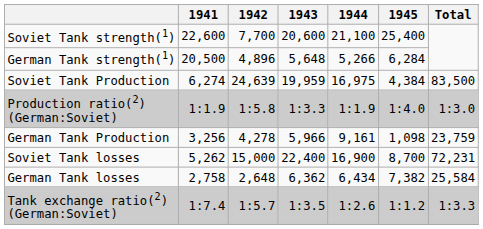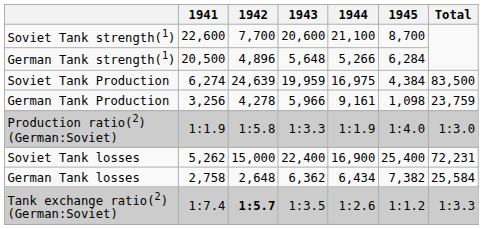(403, 36) 25,400 -> (407, 36) 8,700
rows swapped: (88, 137) <-> (77, 109)
(407, 157) 8,700 -> (403, 157) 25,400
(257, 206) normal -> (257, 206) bold
